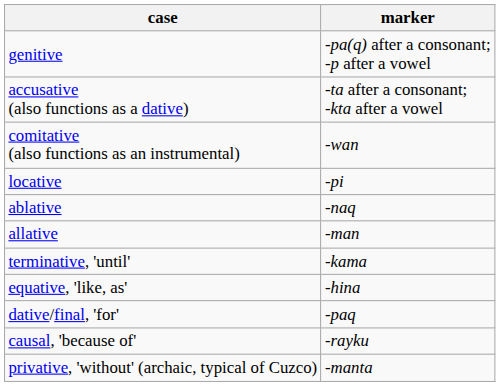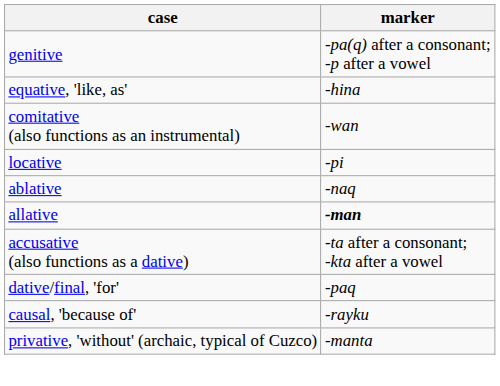rows swapped: (98, 99) <-> (68, 287)
(342, 234) normal -> (343, 215) bold
- row: (69, 261)
